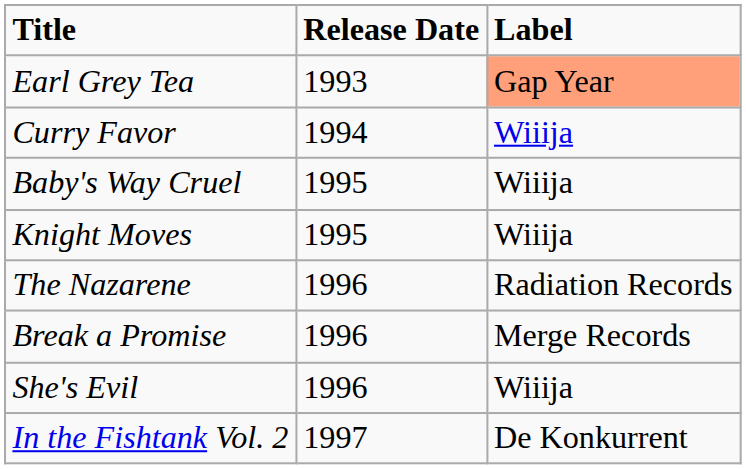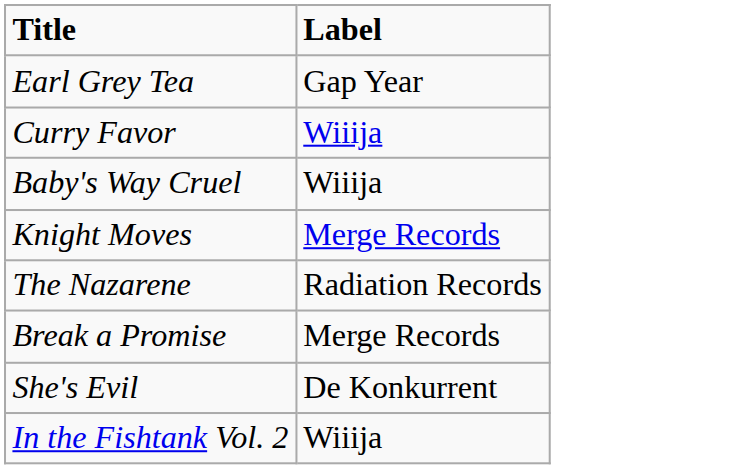- column: (391, 30)
(554, 81) lightsalmon background -> (363, 81) no background
(534, 234) Wiiija -> (402, 234) Merge Records
(534, 387) Wiiija -> (400, 387) De Konkurrent
(591, 438) De Konkurrent -> (343, 438) Wiiija
